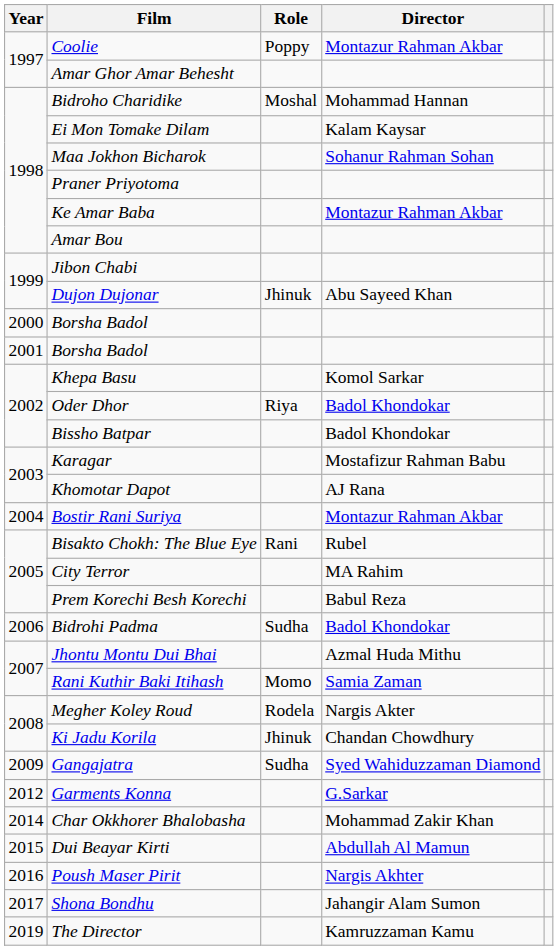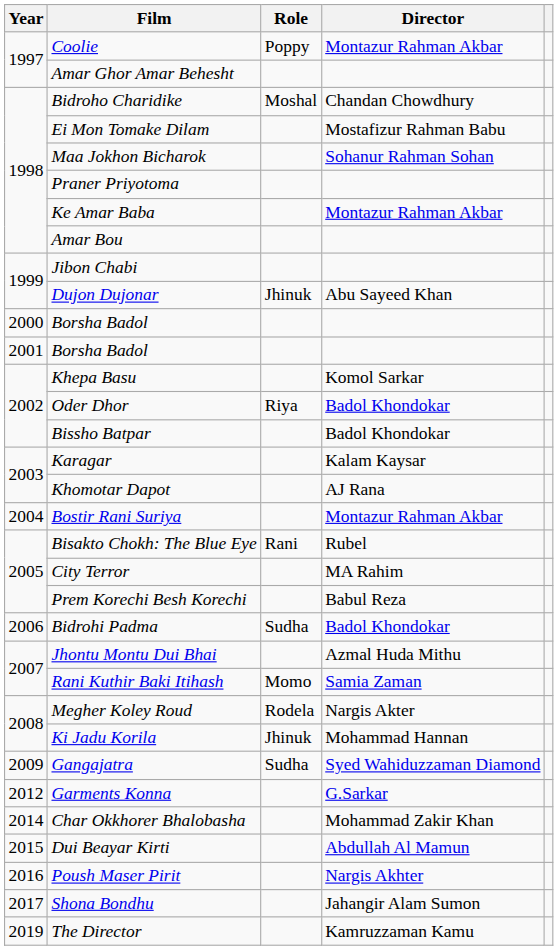(397, 101) Mohammad Hannan -> (400, 101) Chandan Chowdhury
(375, 128) Kalam Kaysar -> (415, 128) Mostafizur Rahman Babu
(415, 460) Mostafizur Rahman Babu -> (375, 460) Kalam Kaysar
(400, 737) Chandan Chowdhury -> (397, 737) Mohammad Hannan
